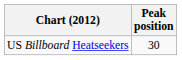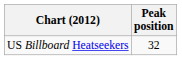(154, 45) 30 -> (154, 45) 32
